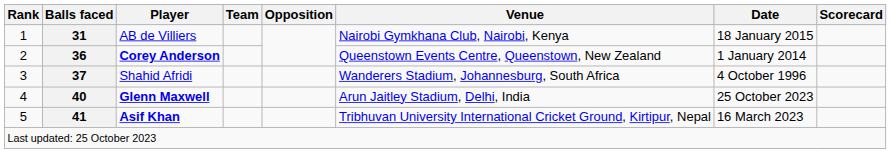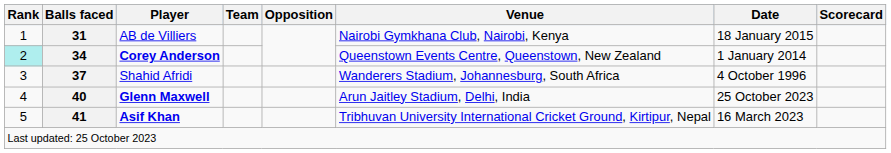(23, 55) no background -> (23, 55) paleturquoise background
(79, 55) 36 -> (79, 55) 34
